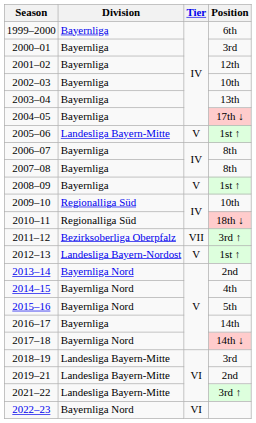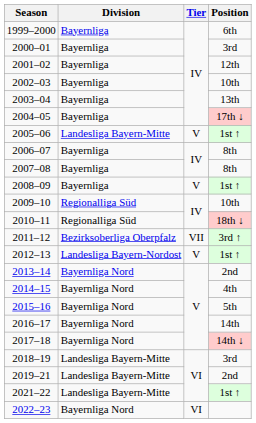(85, 323) Bayernliga -> (97, 323) Bayernliga Nord
(230, 392) 3rd ↑ -> (230, 392) 1st ↑
